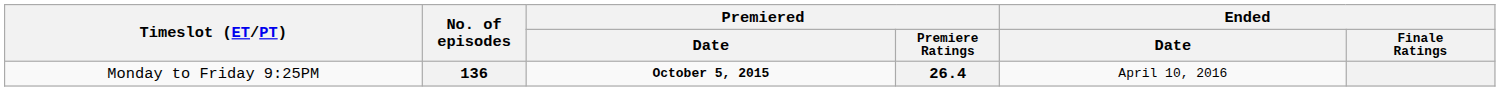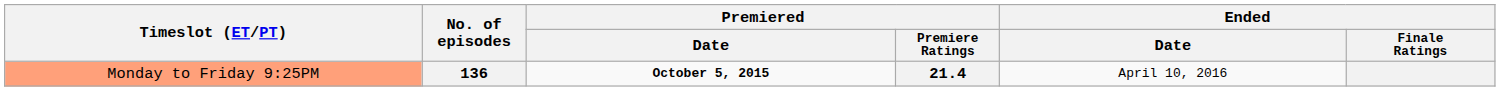(213, 74) no background -> (213, 74) lightsalmon background
(948, 74) 26.4 -> (948, 74) 21.4
